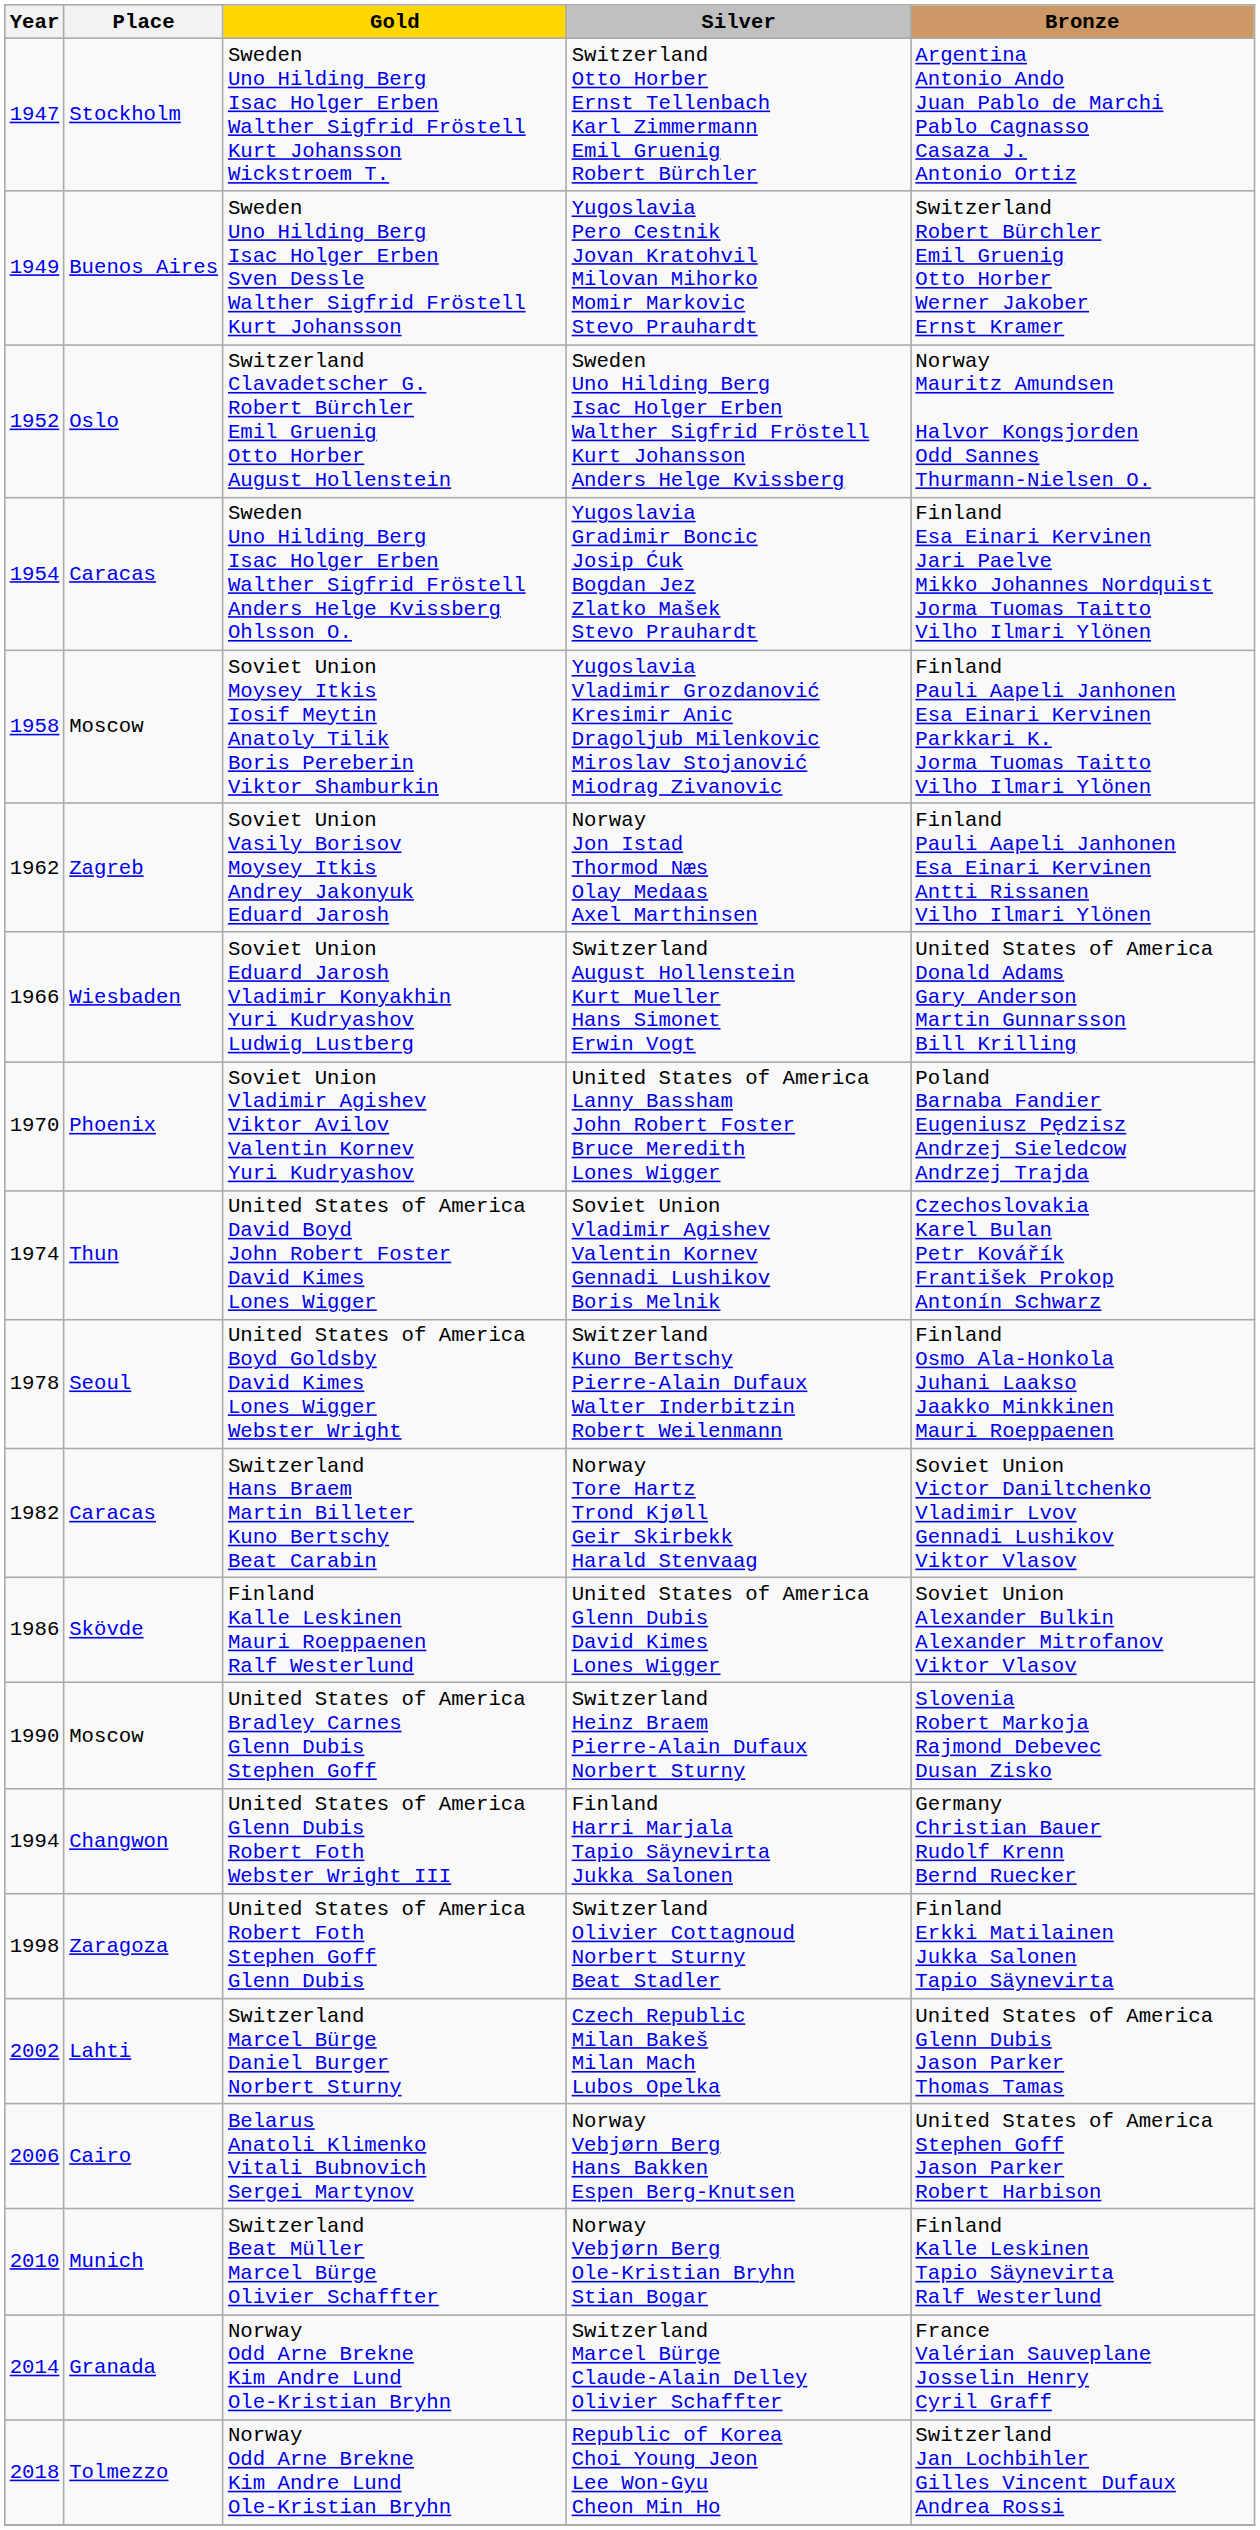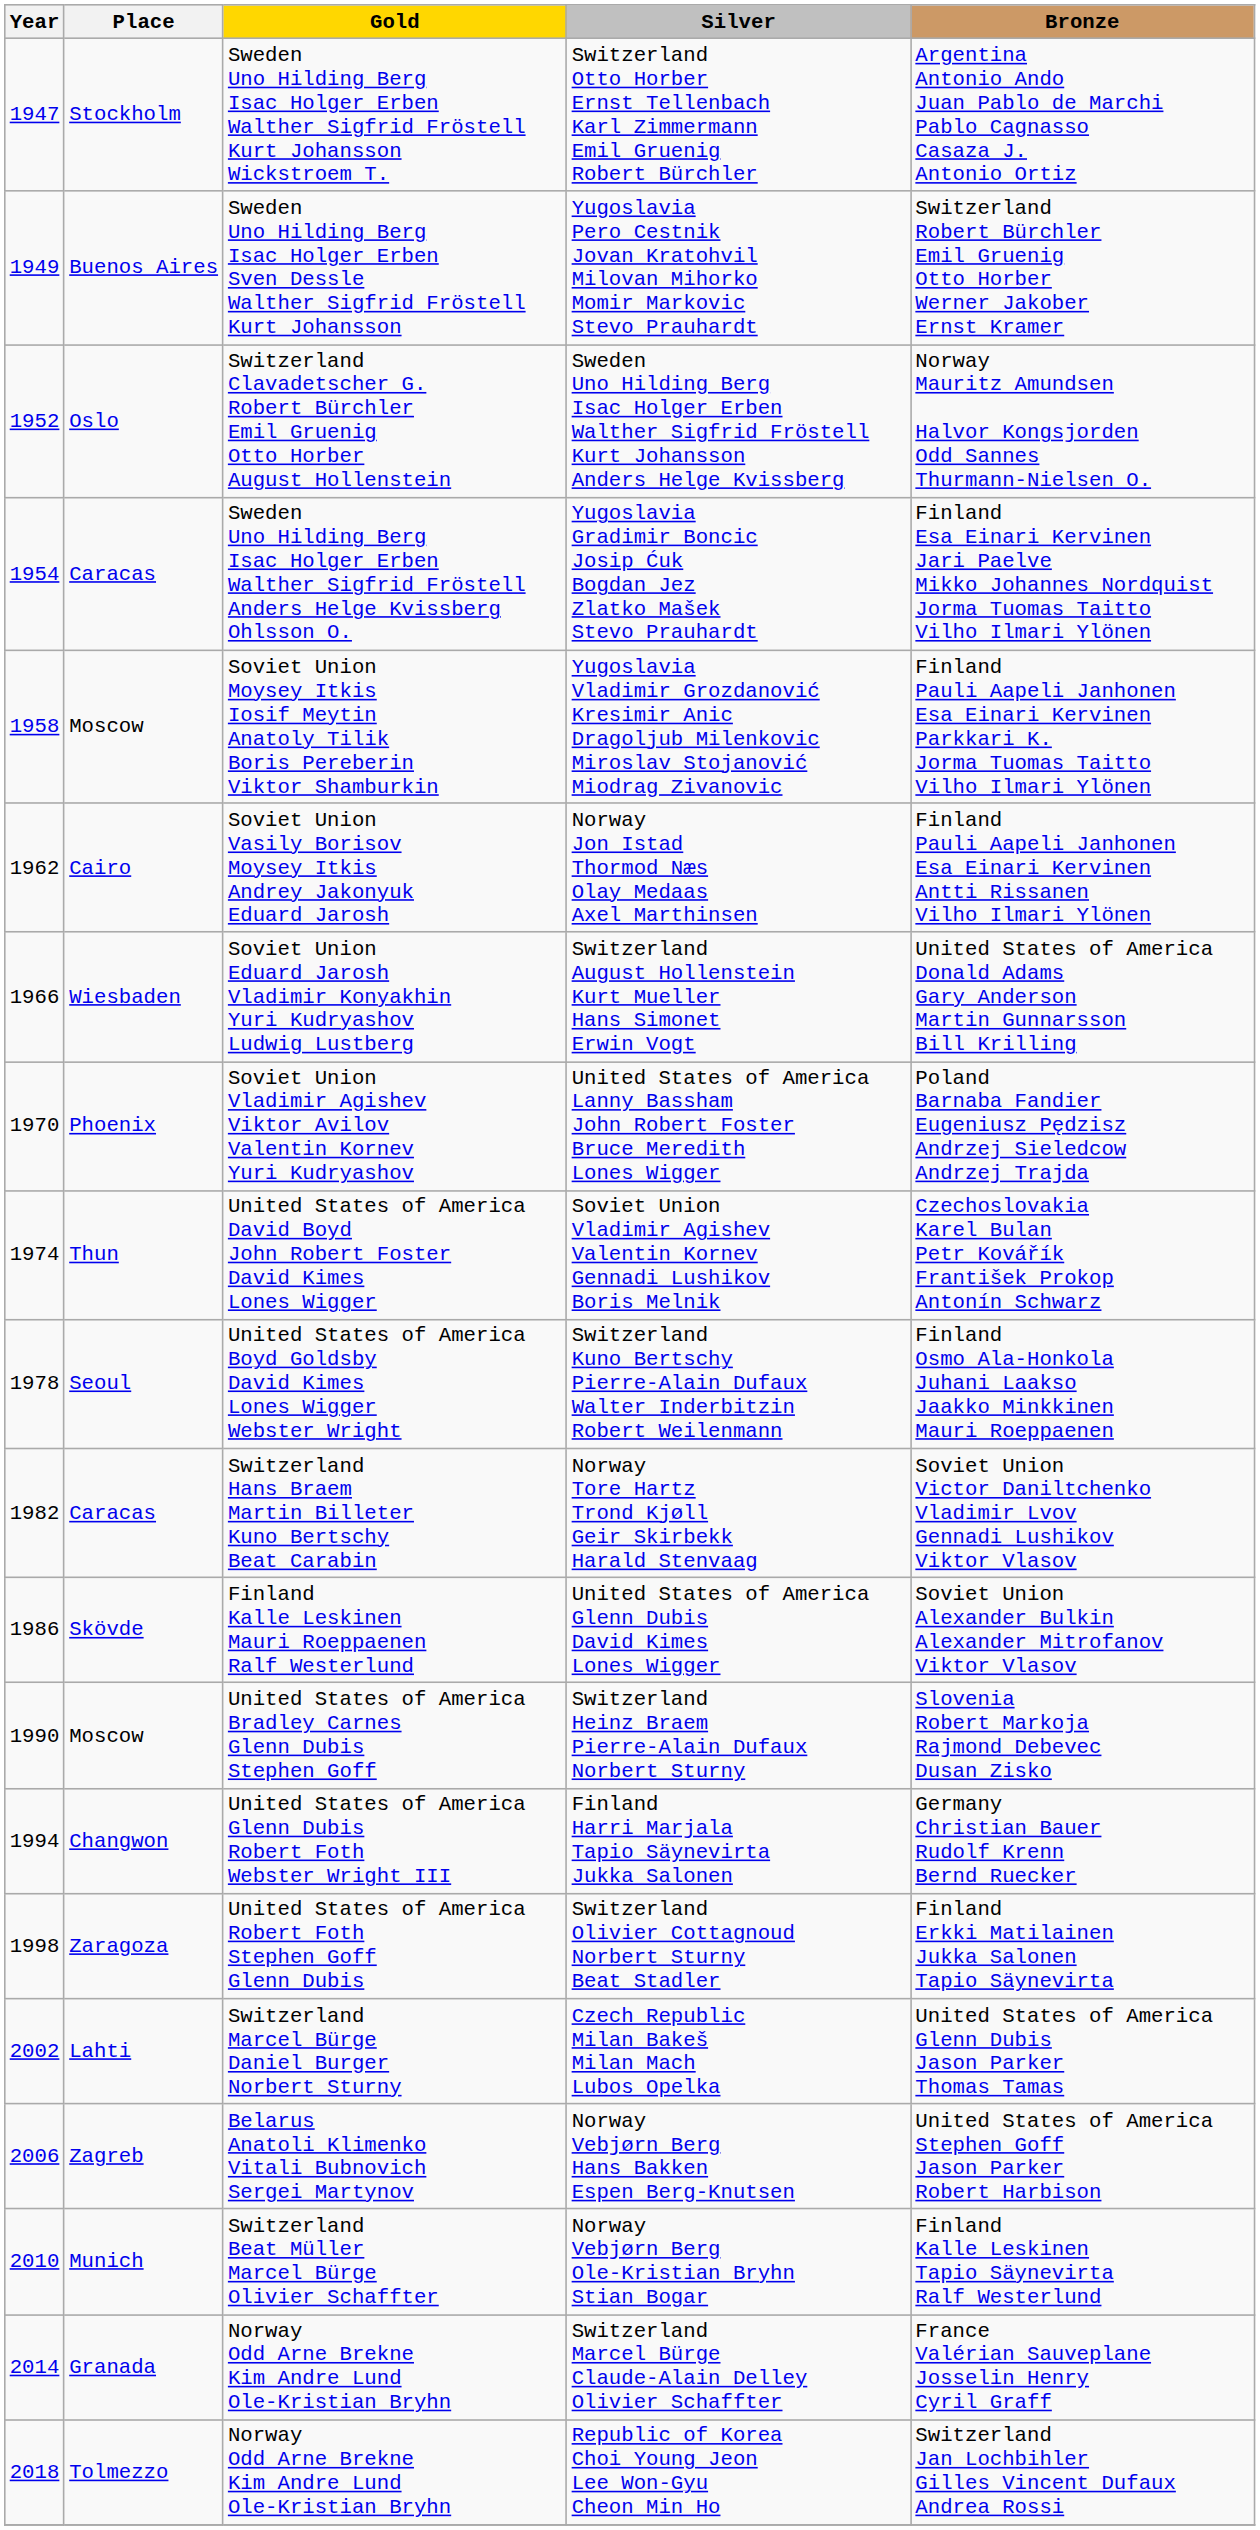(106, 868) Zagreb -> (100, 868) Cairo
(100, 2157) Cairo -> (106, 2157) Zagreb
